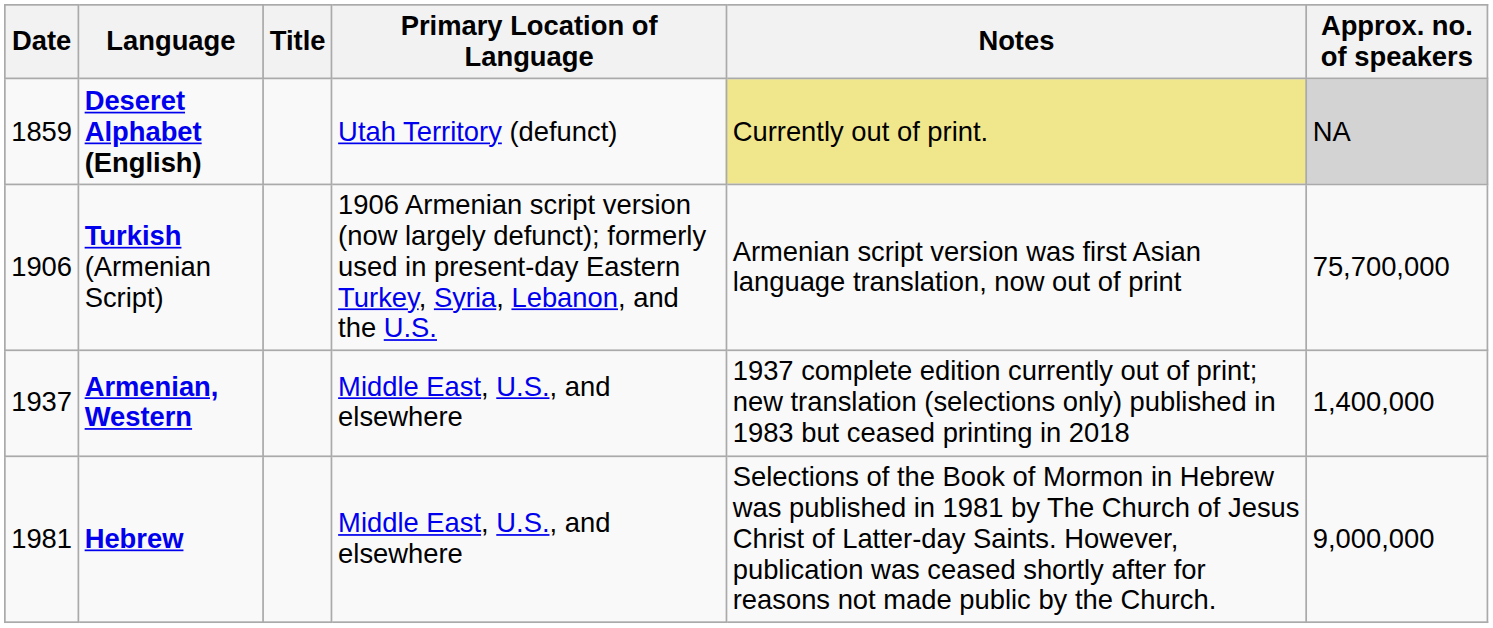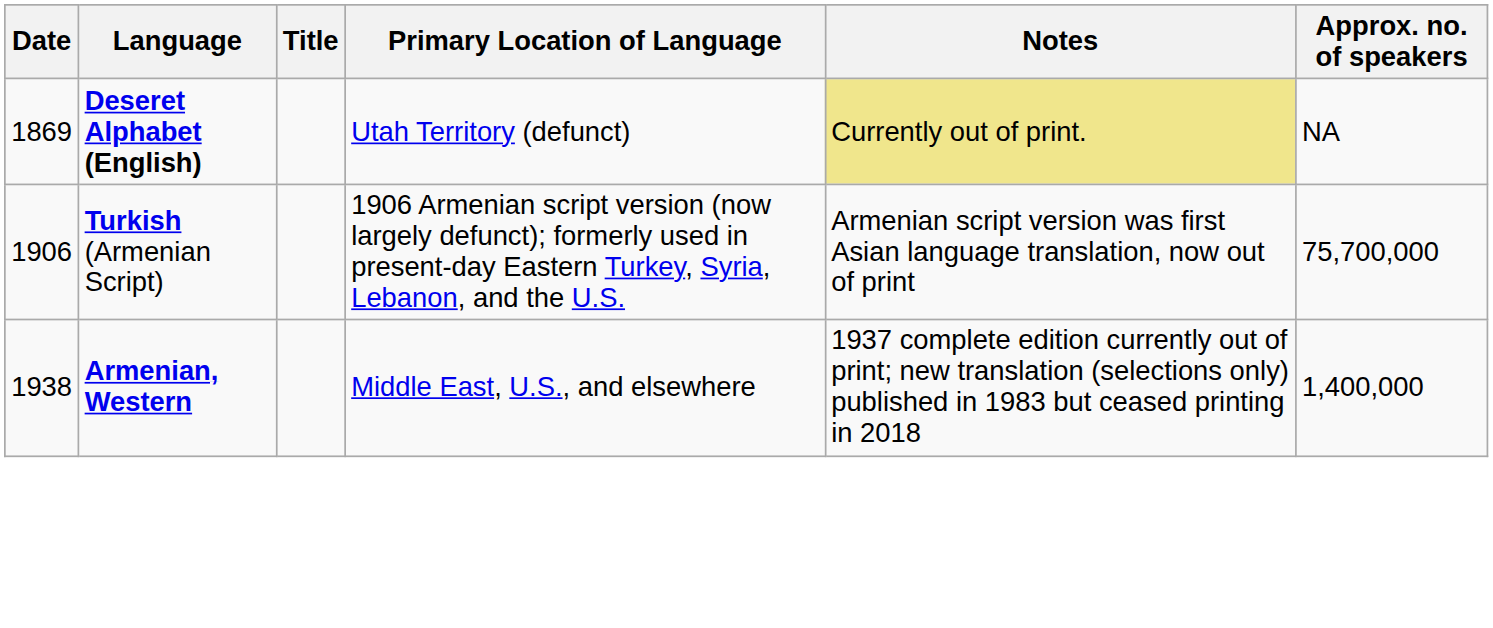(42, 131) 1859 -> (42, 131) 1869
(1332, 131) lightgrey background -> (1321, 131) no background
(42, 402) 1937 -> (42, 387) 1938
- row: (134, 538)
